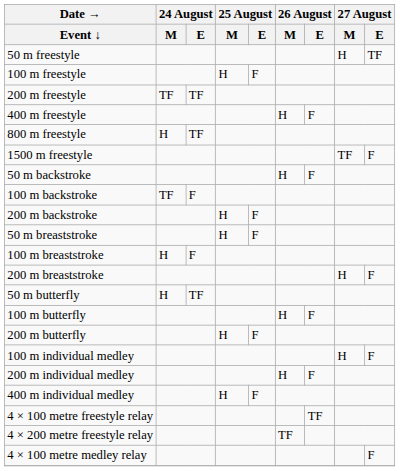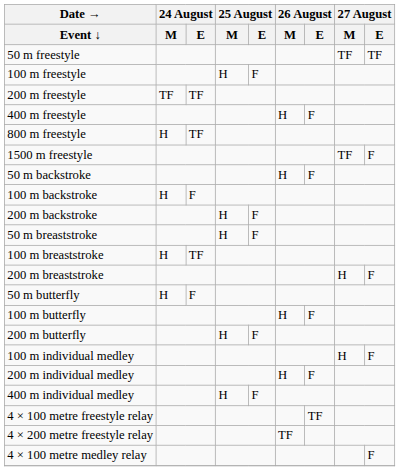(342, 54) H -> (345, 54) TF
(166, 194) TF -> (163, 194) H
(192, 255) F -> (196, 255) TF
(196, 295) TF -> (192, 295) F
